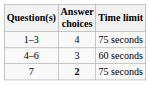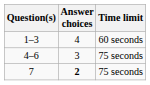(121, 39) 75 seconds -> (121, 39) 60 seconds
(121, 55) 60 seconds -> (121, 55) 75 seconds
